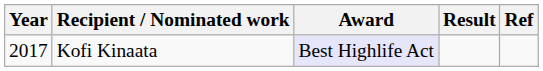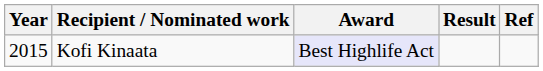(28, 50) 2017 -> (28, 50) 2015
